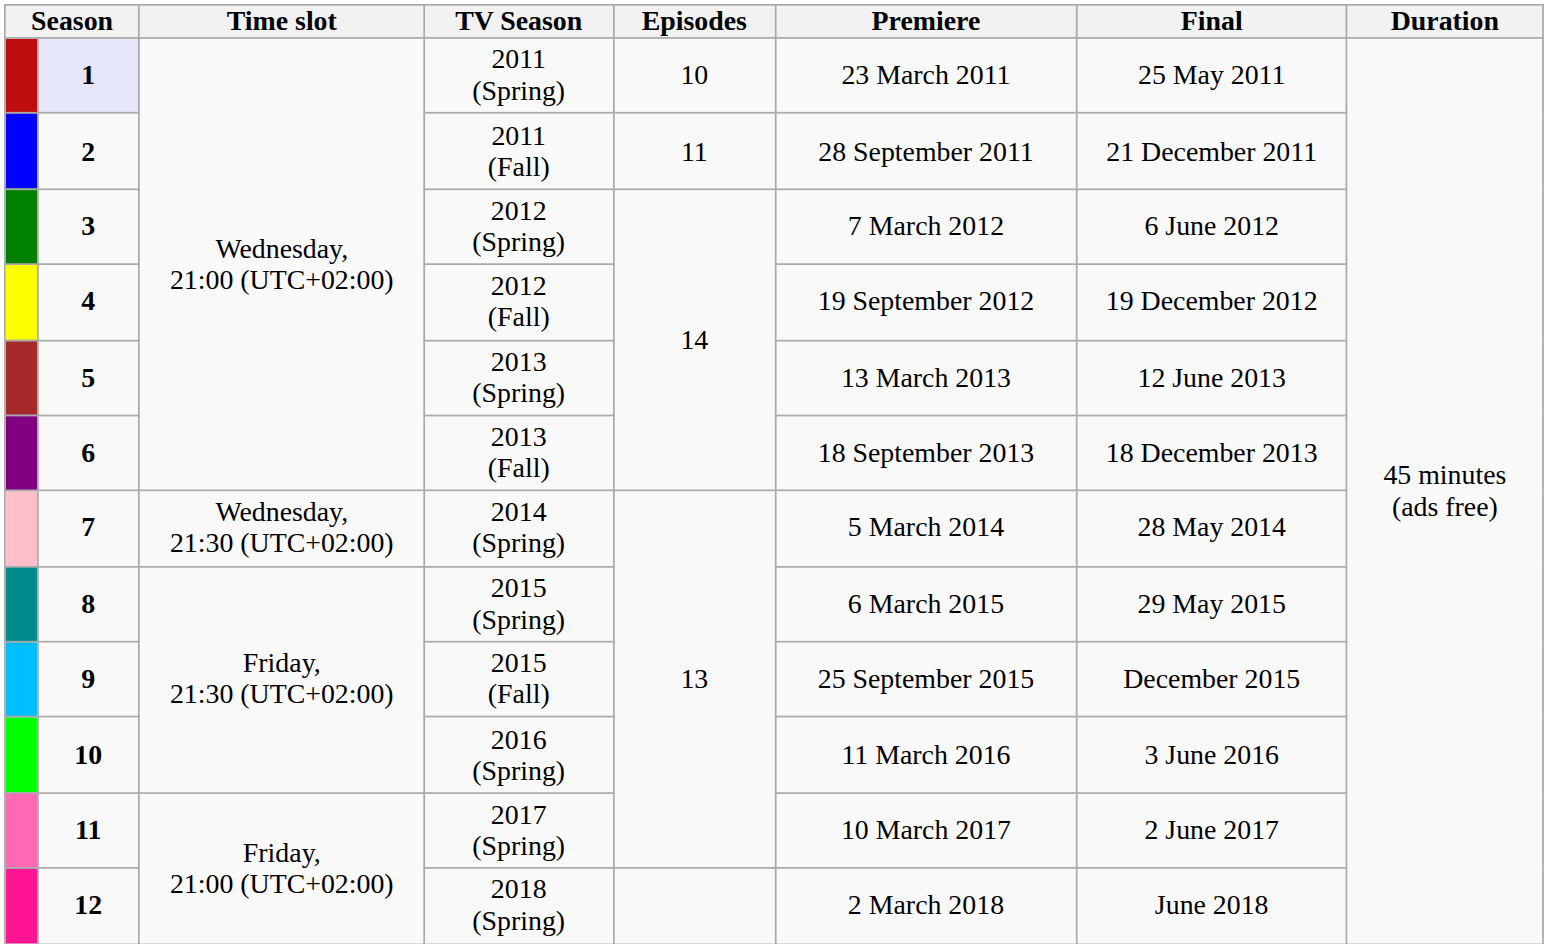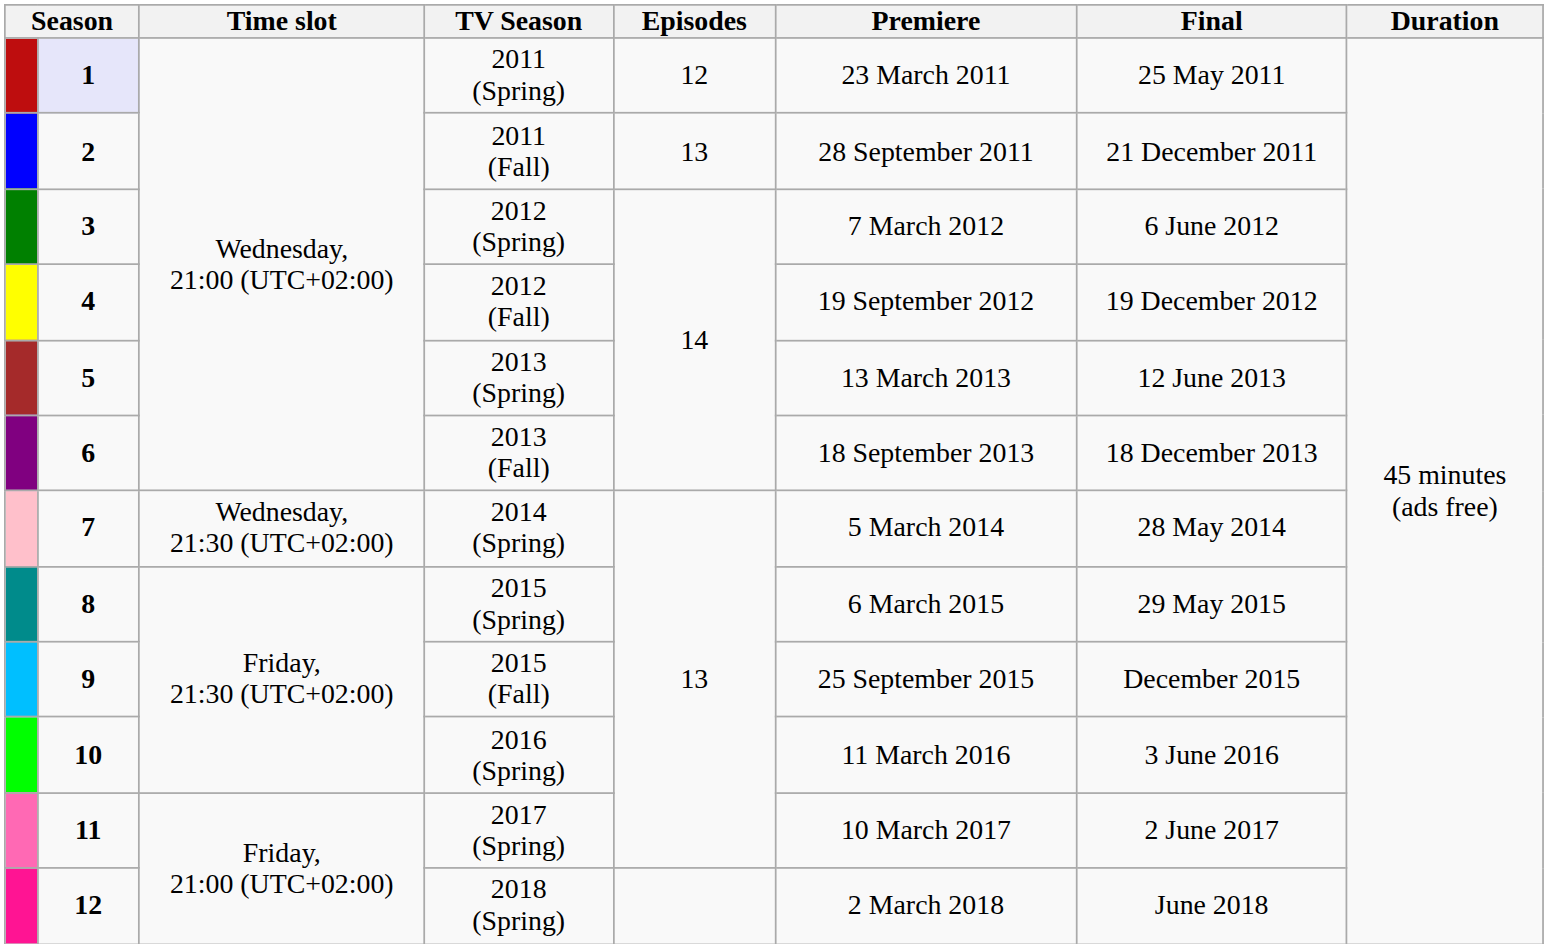(694, 75) 10 -> (694, 75) 12
(694, 150) 11 -> (694, 150) 13
